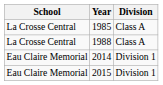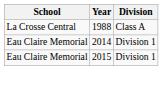- row: (102, 27)
